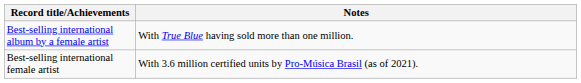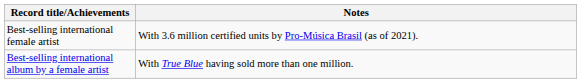rows swapped: (60, 35) <-> (60, 64)
